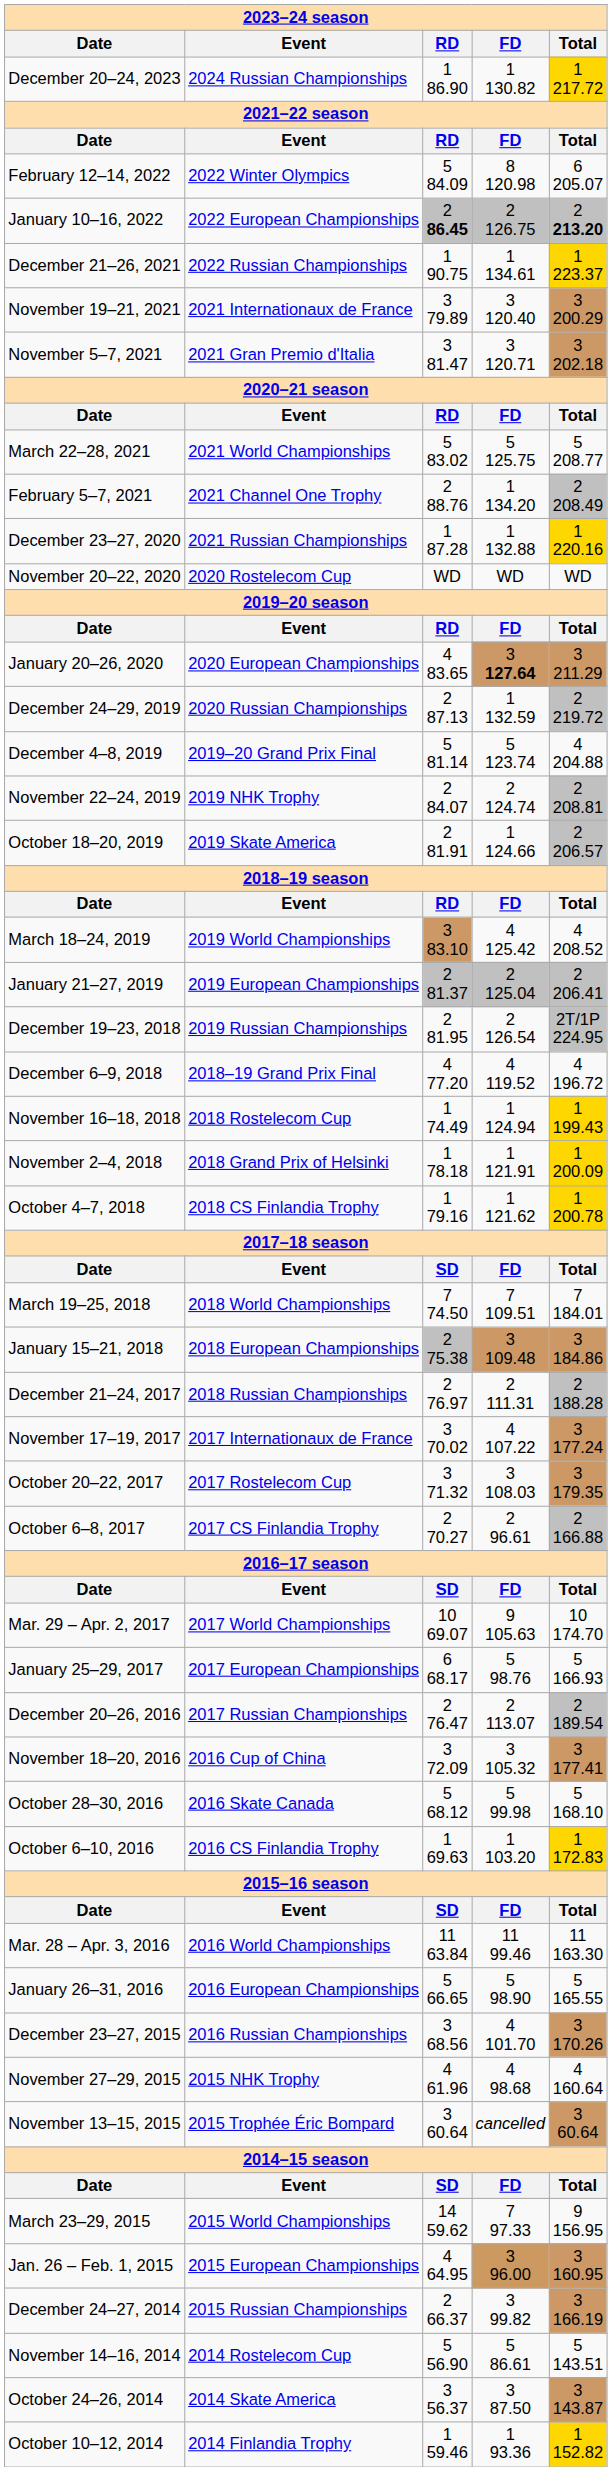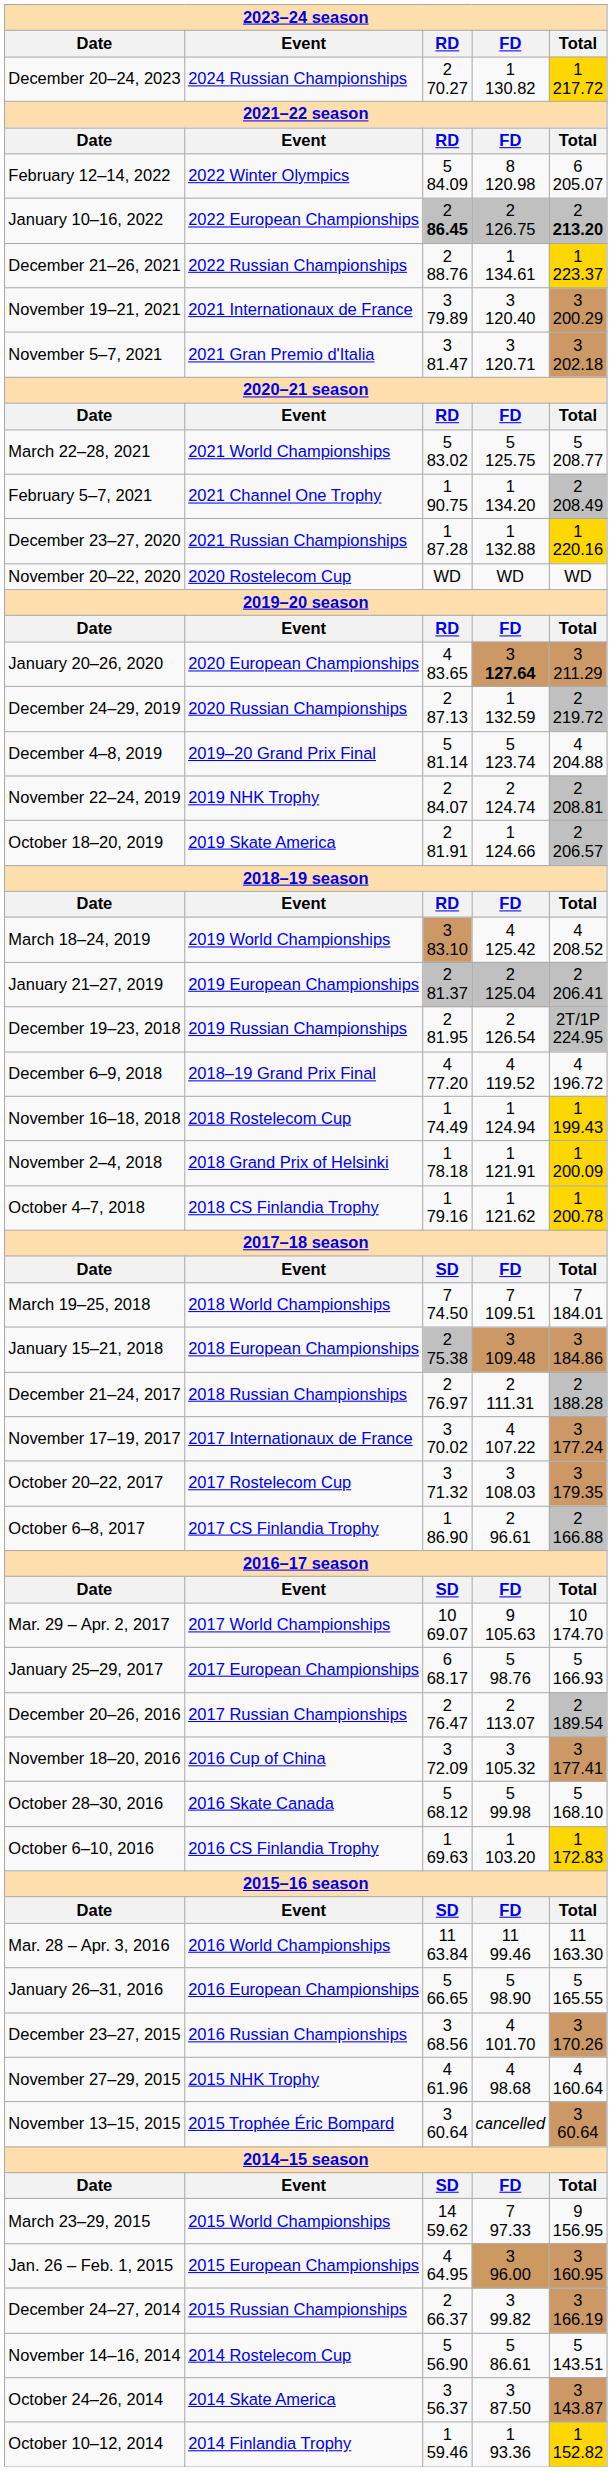(447, 79) 1 86.90 -> (447, 79) 2 70.27
(447, 265) 1 90.75 -> (447, 265) 2 88.76
(447, 496) 2 88.76 -> (447, 496) 1 90.75
(447, 1528) 2 70.27 -> (447, 1528) 1 86.90
